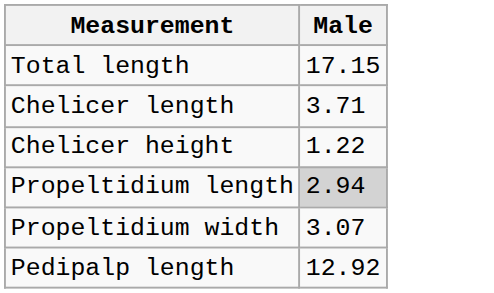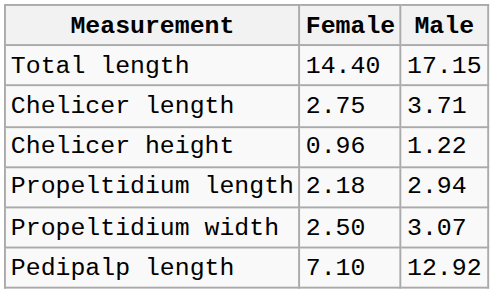+ column: (351, 25)
(336, 187) lightgrey background -> (437, 187) no background
